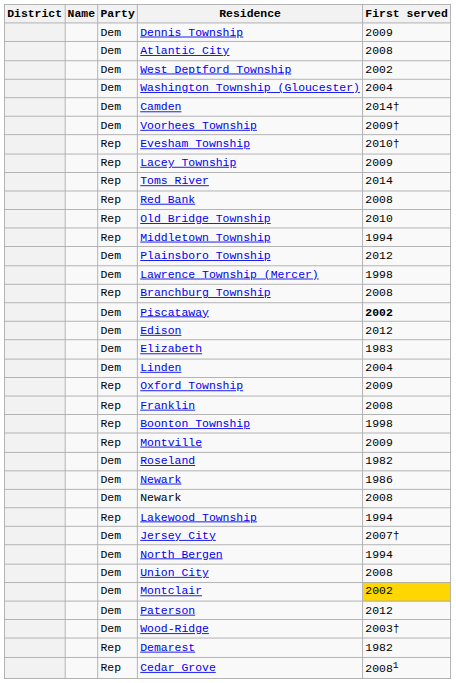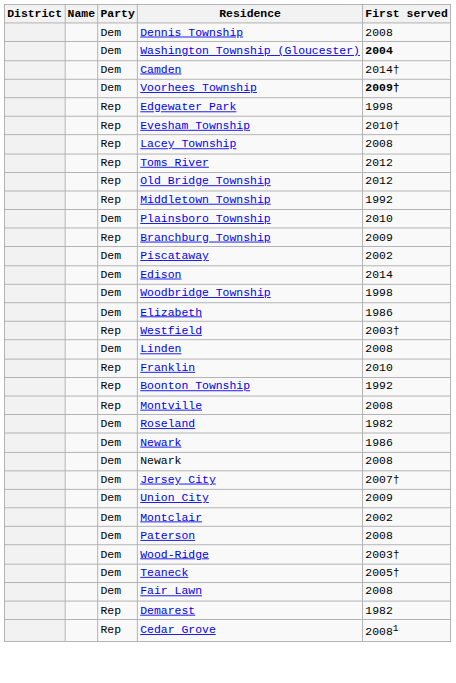(379, 32) 2009 -> (379, 32) 2008
- row: (111, 51)
- row: (111, 70)
(379, 88) normal -> (379, 51) bold
(383, 126) normal -> (383, 88) bold
+ row: (111, 107)
(379, 163) 2009 -> (379, 144) 2008
(379, 182) 2014 -> (379, 163) 2012
- row: (111, 200)
(379, 219) 2010 -> (379, 182) 2012
(379, 238) 1994 -> (379, 200) 1992
(379, 256) 2012 -> (379, 219) 2010
- row: (111, 275)
(379, 293) 2008 -> (379, 238) 2009
(379, 312) bold -> (379, 256) normal
(379, 331) 2012 -> (379, 275) 2014
+ row: (111, 293)
(379, 349) 1983 -> (379, 312) 1986
+ row: (111, 331)
(379, 368) 2004 -> (379, 349) 2008
- row: (111, 387)
(379, 405) 2008 -> (379, 368) 2010
(379, 424) 1998 -> (379, 387) 1992
(379, 443) 2009 -> (379, 405) 2008
- row: (111, 517)
- row: (111, 554)
(379, 573) 2008 -> (379, 499) 2009
(379, 592) gold background -> (379, 517) no background
(379, 610) 2012 -> (379, 536) 2008
+ row: (111, 573)
+ row: (111, 592)
